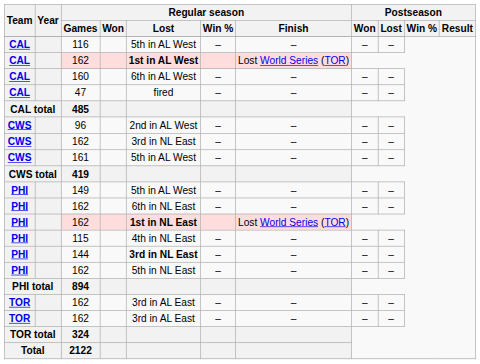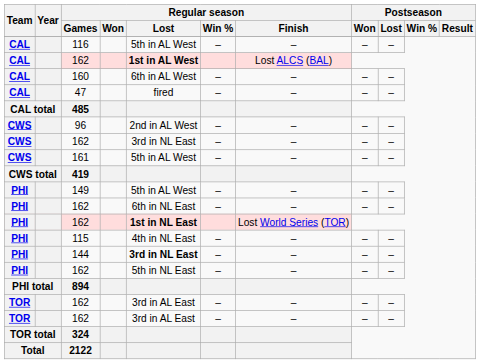(294, 61) Lost World Series (TOR) -> (294, 61) Lost ALCS (BAL)
